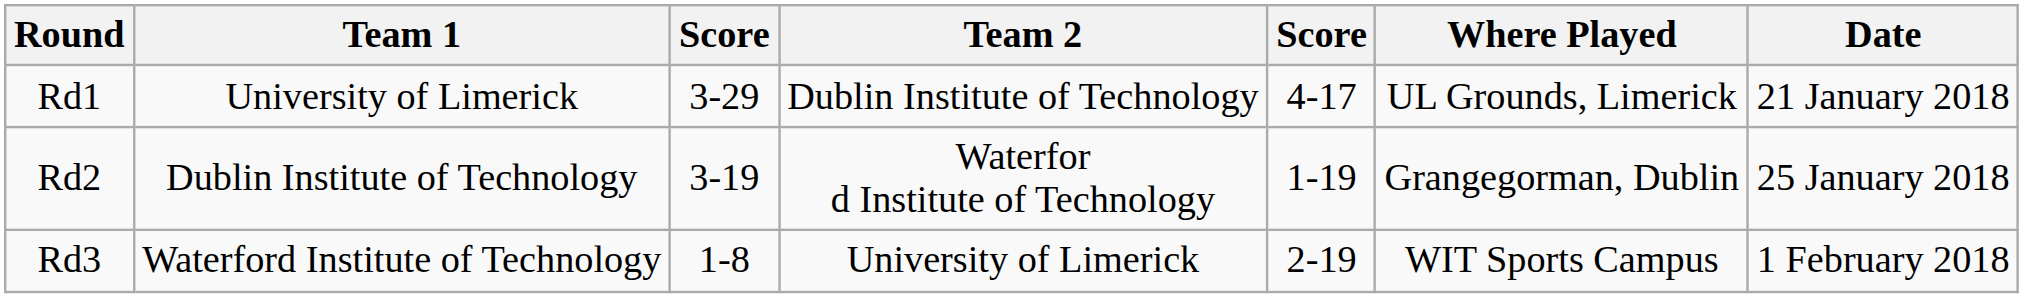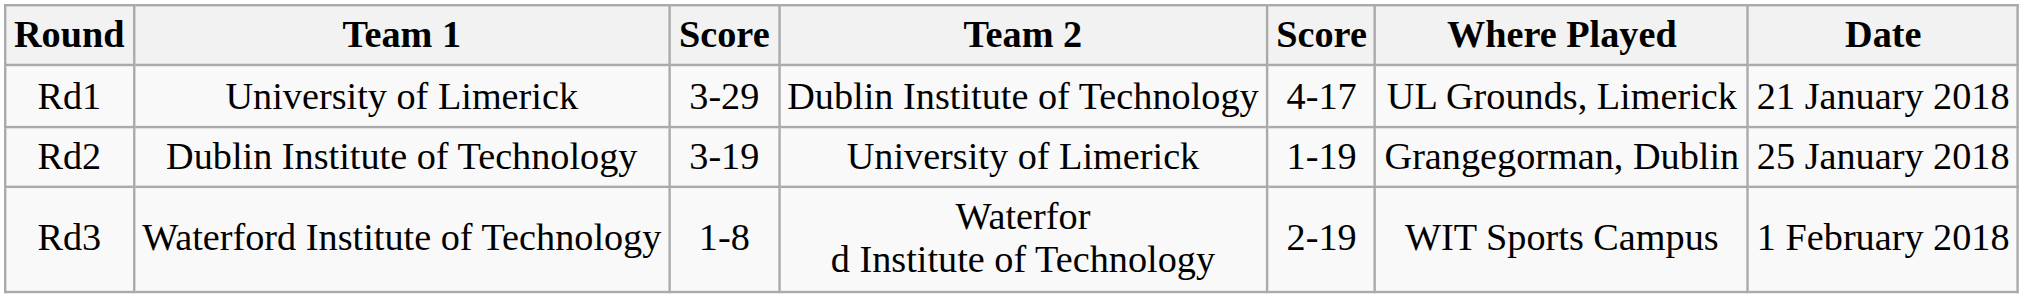(1023, 177) Waterfor d Institute of Technology -> (1023, 156) University of Limerick
(1023, 259) University of Limerick -> (1023, 238) Waterfor d Institute of Technology
